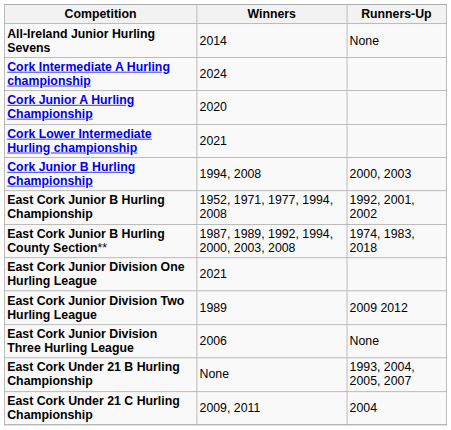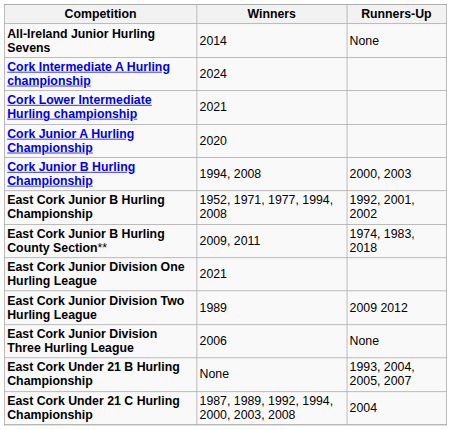rows swapped: (79, 140) <-> (71, 107)
(266, 241) 1987, 1989, 1992, 1994, 2000, 2003, 2008 -> (230, 241) 2009, 2011
(230, 408) 2009, 2011 -> (266, 408) 1987, 1989, 1992, 1994, 2000, 2003, 2008
